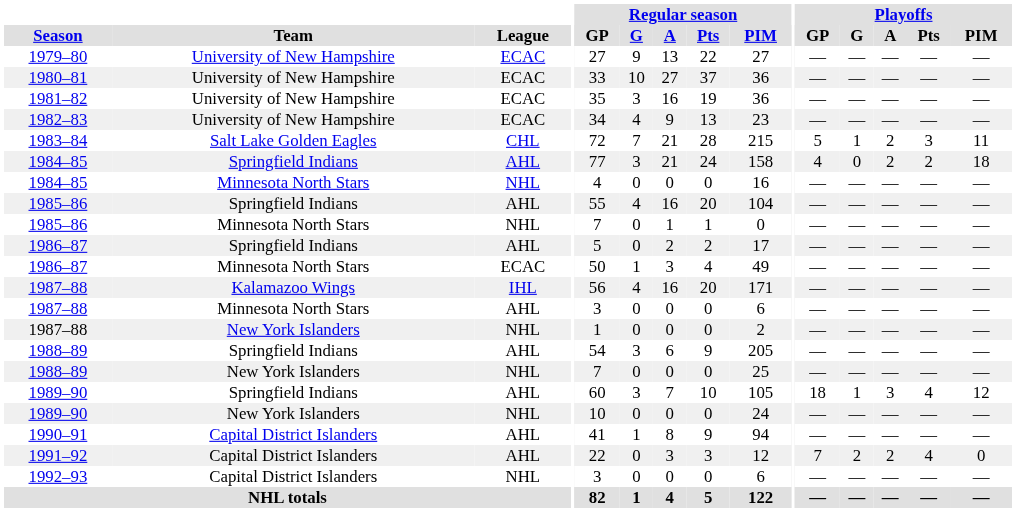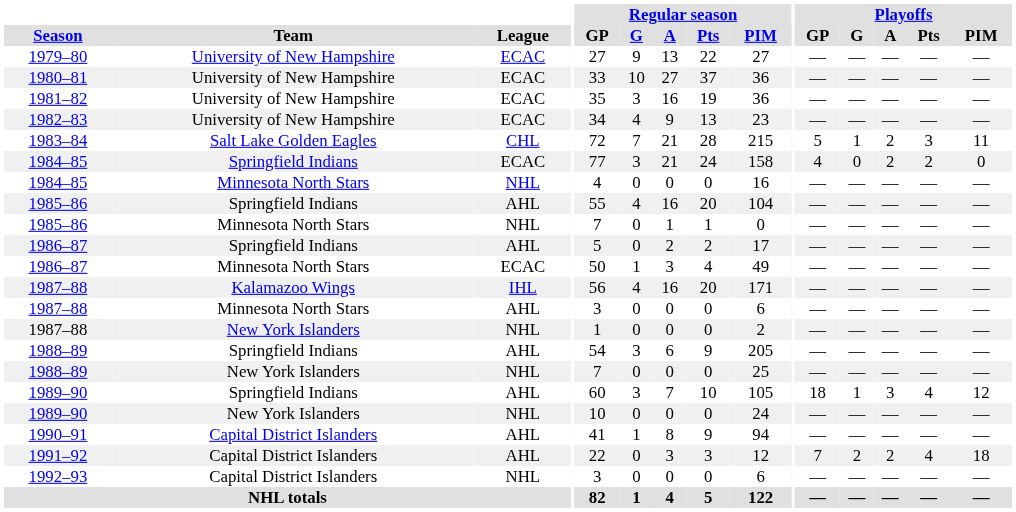(523, 161) AHL -> (523, 161) ECAC
(981, 161) 18 -> (981, 161) 0
(981, 455) 0 -> (981, 455) 18
